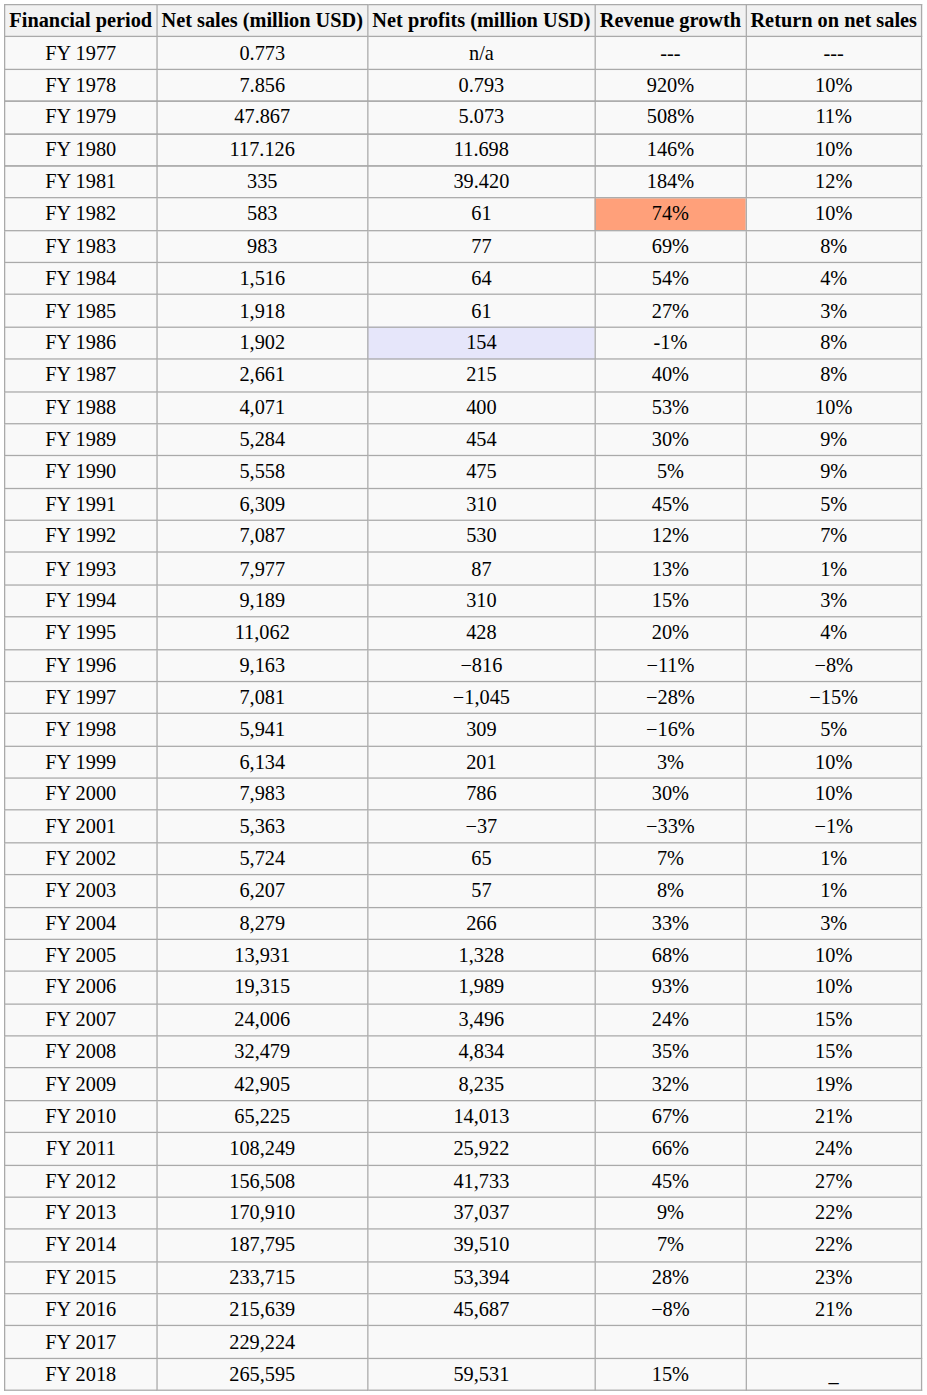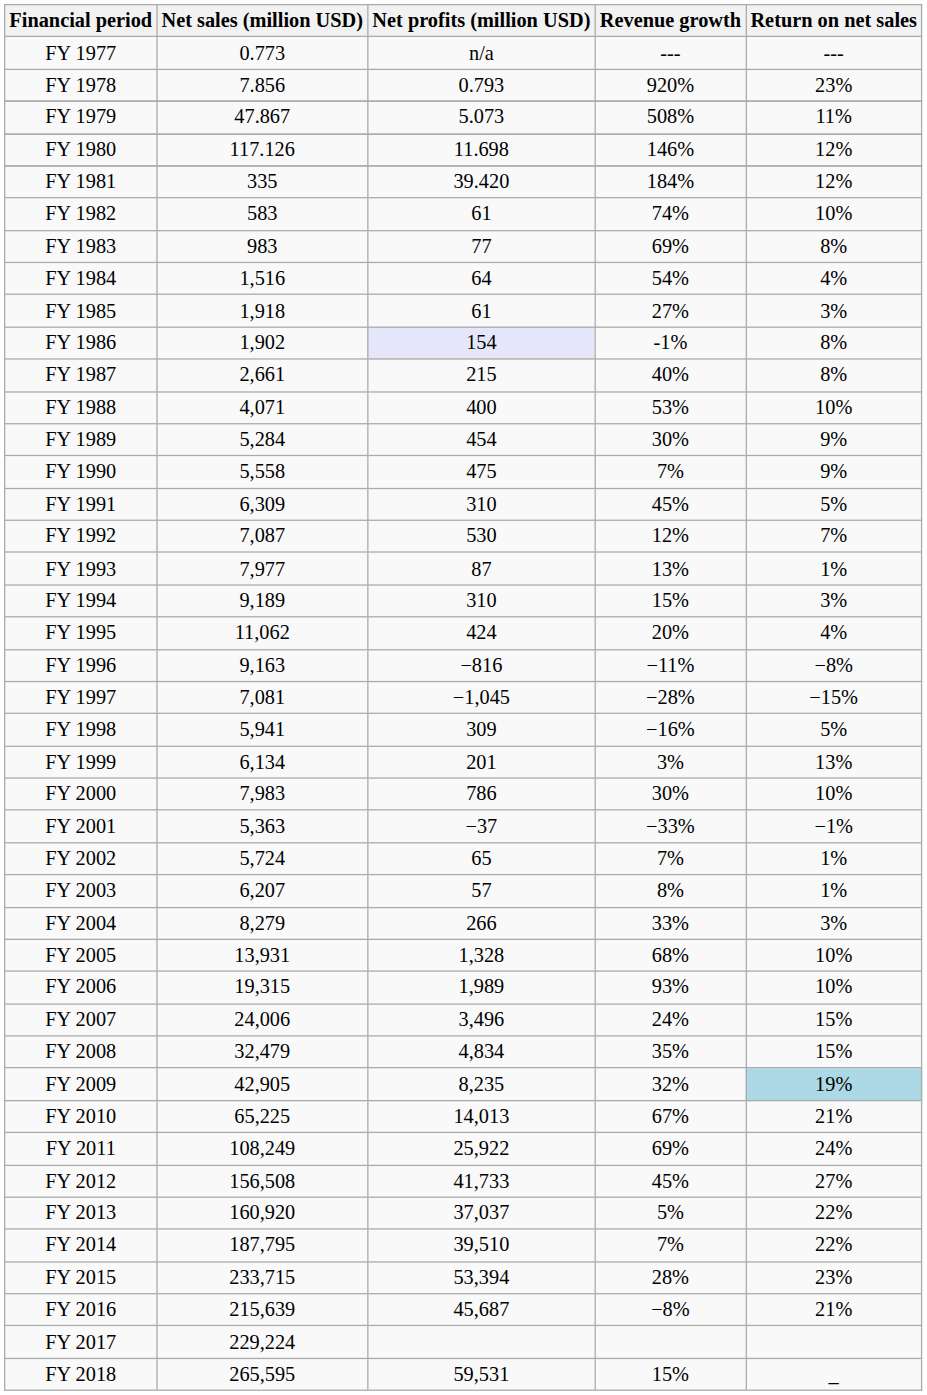(834, 85) 10% -> (834, 85) 23%
(834, 149) 10% -> (834, 149) 12%
(670, 213) lightsalmon background -> (670, 213) no background
(670, 471) 5% -> (670, 471) 7%
(481, 632) 428 -> (481, 632) 424
(834, 761) 10% -> (834, 761) 13%
(834, 1084) no background -> (834, 1084) lightblue background
(670, 1148) 66% -> (670, 1148) 69%
(262, 1212) 170,910 -> (262, 1212) 160,920
(670, 1212) 9% -> (670, 1212) 5%
